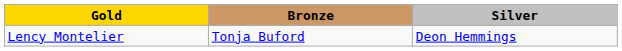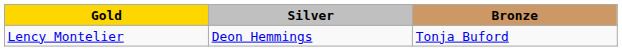columns swapped: (515, 15) <-> (311, 15)
